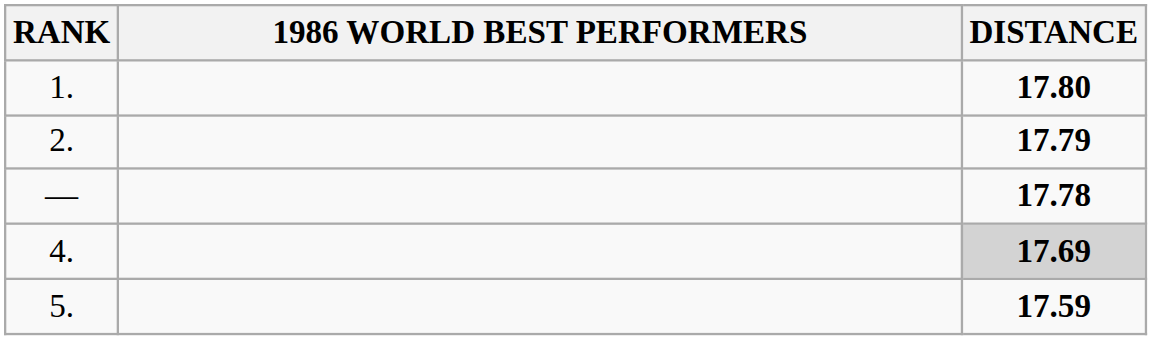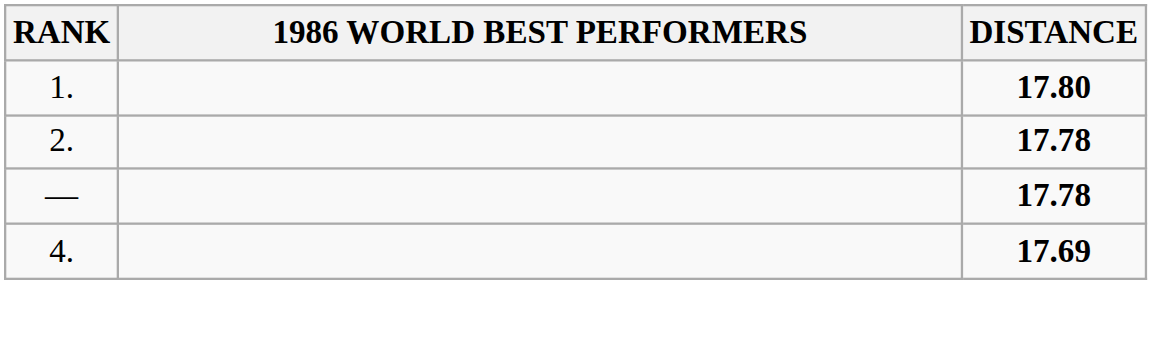(1054, 141) 17.79 -> (1054, 141) 17.78
(1054, 250) lightgrey background -> (1054, 250) no background
- row: (62, 305)
